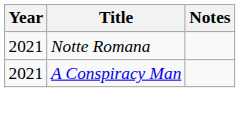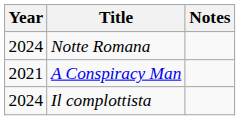(26, 45) 2021 -> (26, 45) 2024
+ row: (101, 100)
